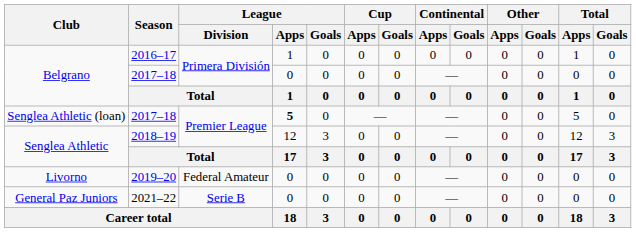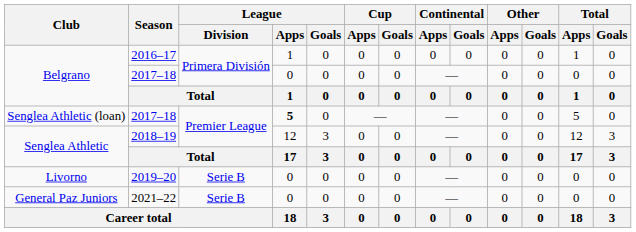(226, 177) Federal Amateur -> (226, 177) Serie B
